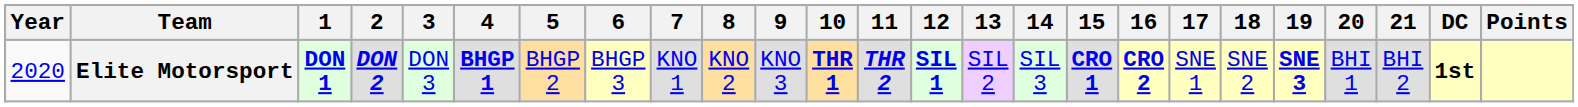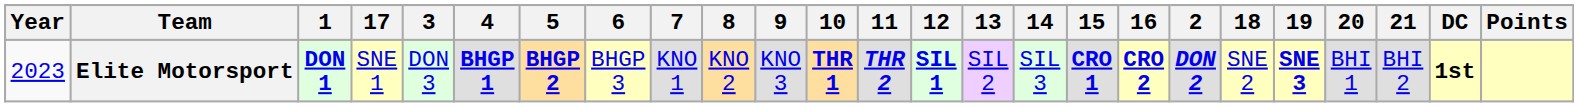columns swapped: (377, 23) <-> (1196, 23)
(38, 71) 2020 -> (38, 71) 2023
(553, 71) normal -> (553, 71) bold
